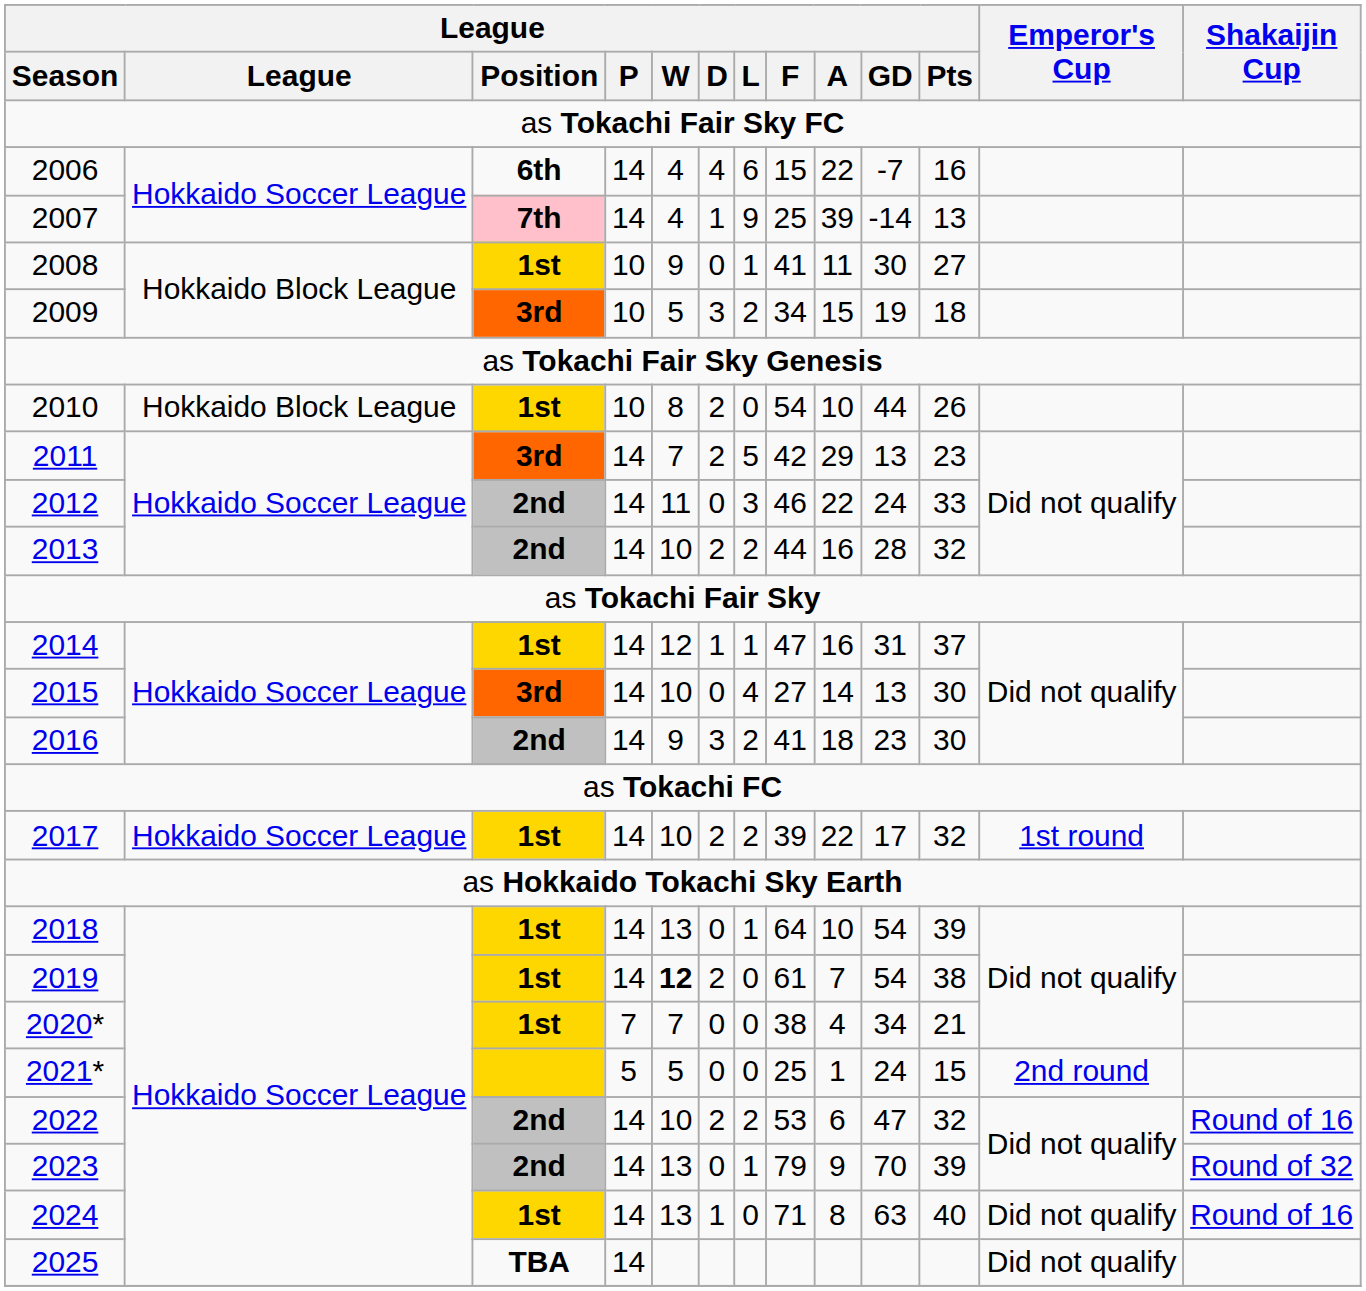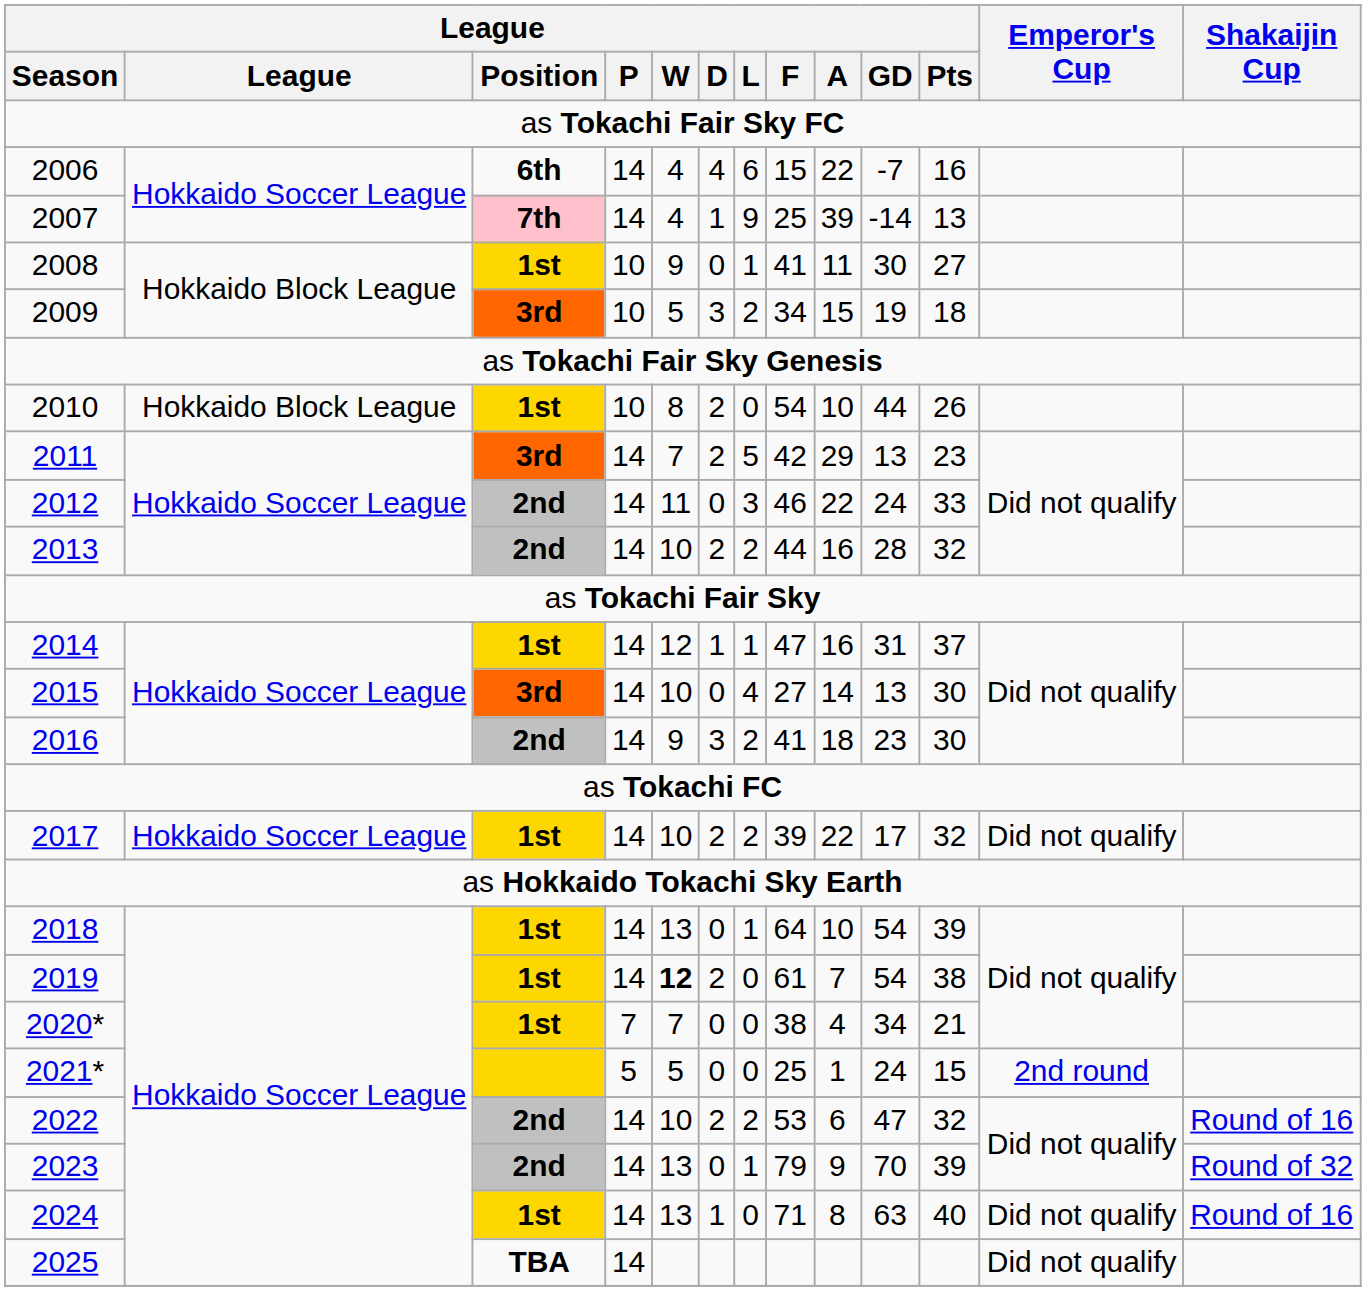(1082, 834) 1st round -> (1082, 834) Did not qualify
